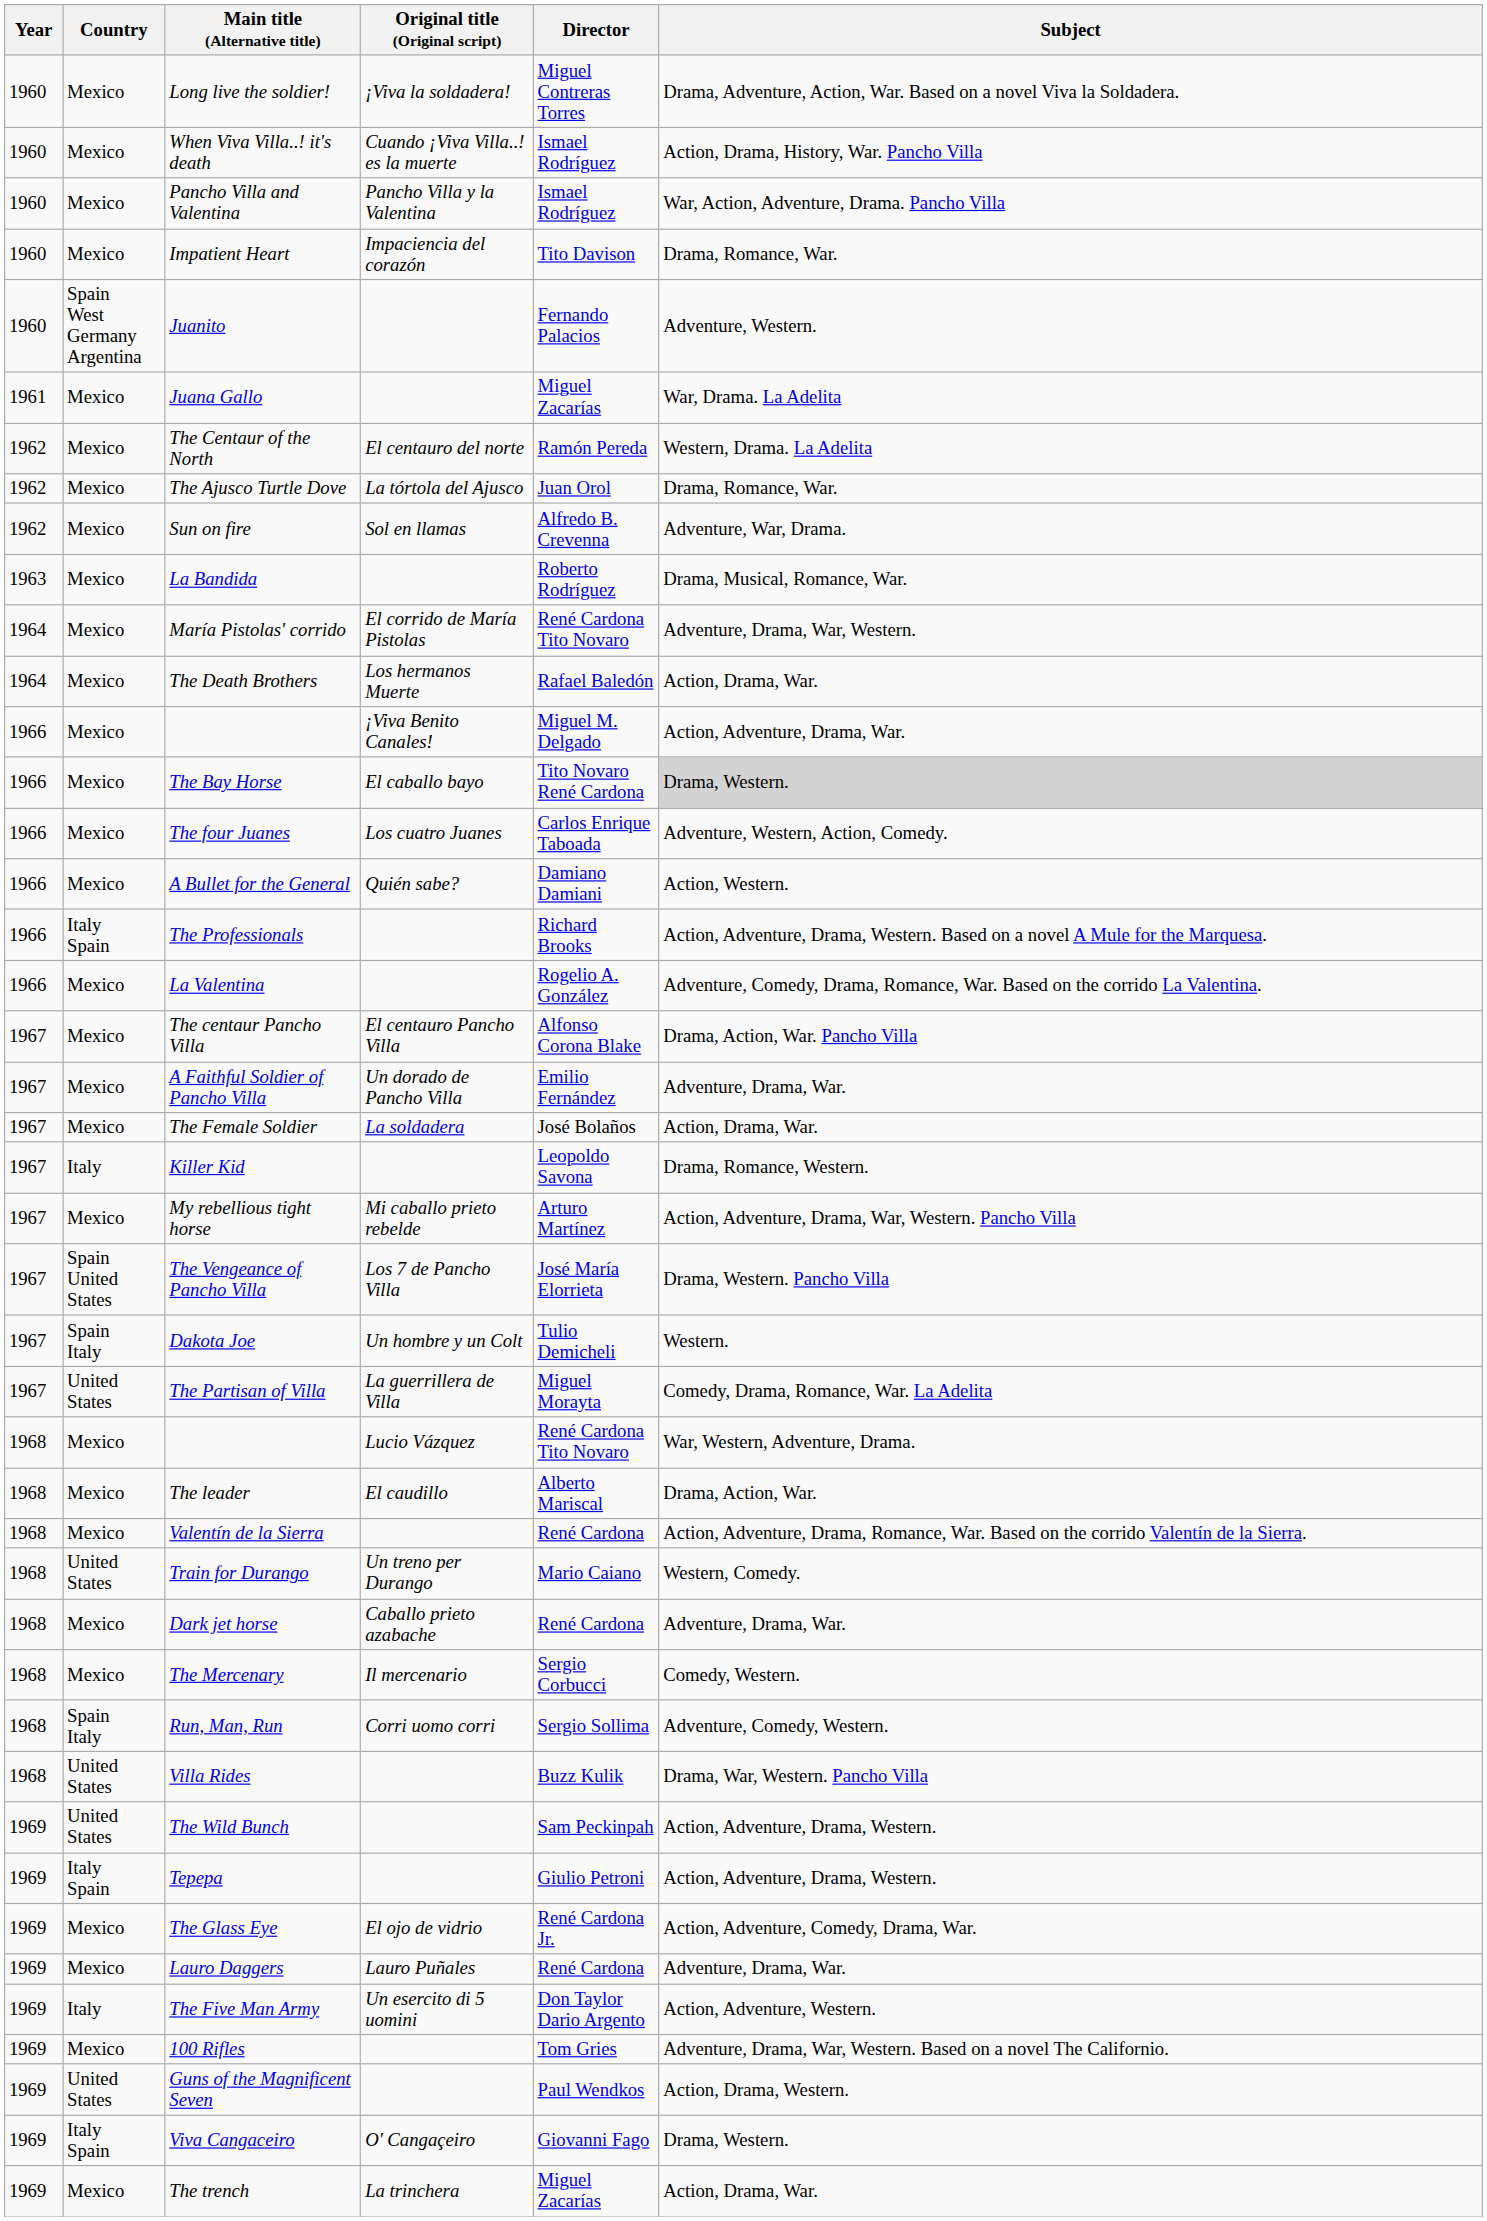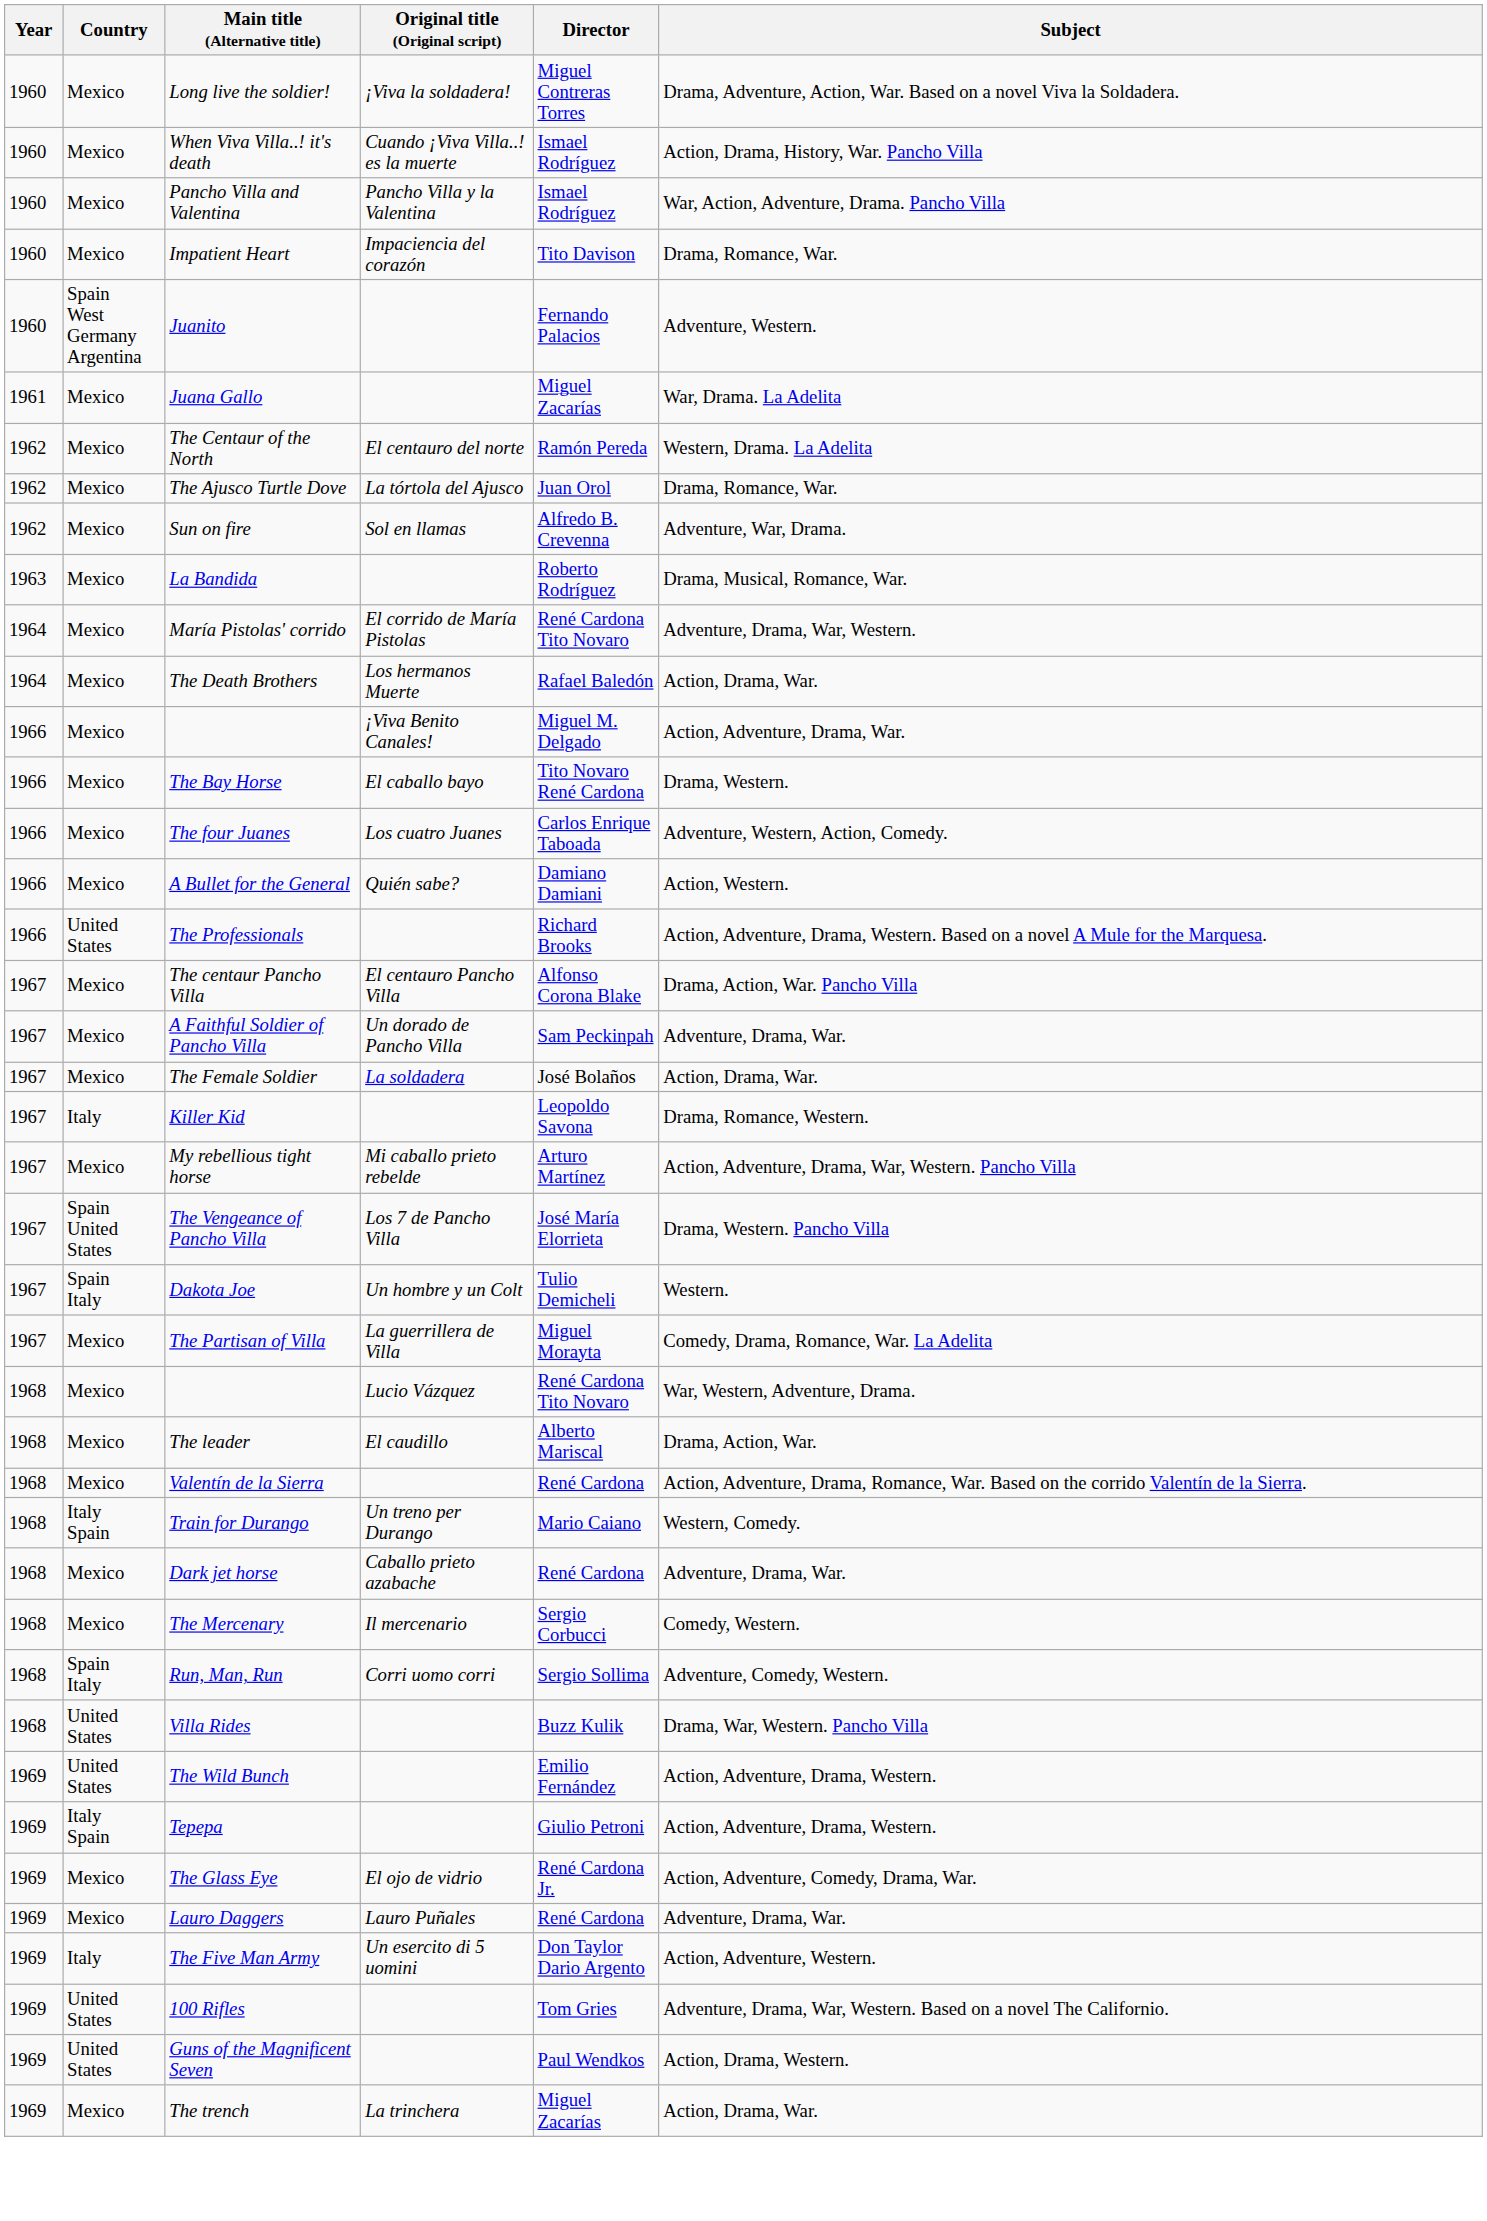(726, 782) lightgrey background -> (726, 782) no background
(88, 934) Italy Spain -> (93, 934) United States
- row: (217, 985)
(577, 1086) Emilio Fernández -> (596, 1036) Sam Peckinpah
(93, 1391) United States -> (96, 1340) Mexico
(93, 1573) United States -> (88, 1522) Italy Spain
(596, 1827) Sam Peckinpah -> (577, 1776) Emilio Fernández
(96, 2049) Mexico -> (93, 2009) United States
- row: (232, 2140)
